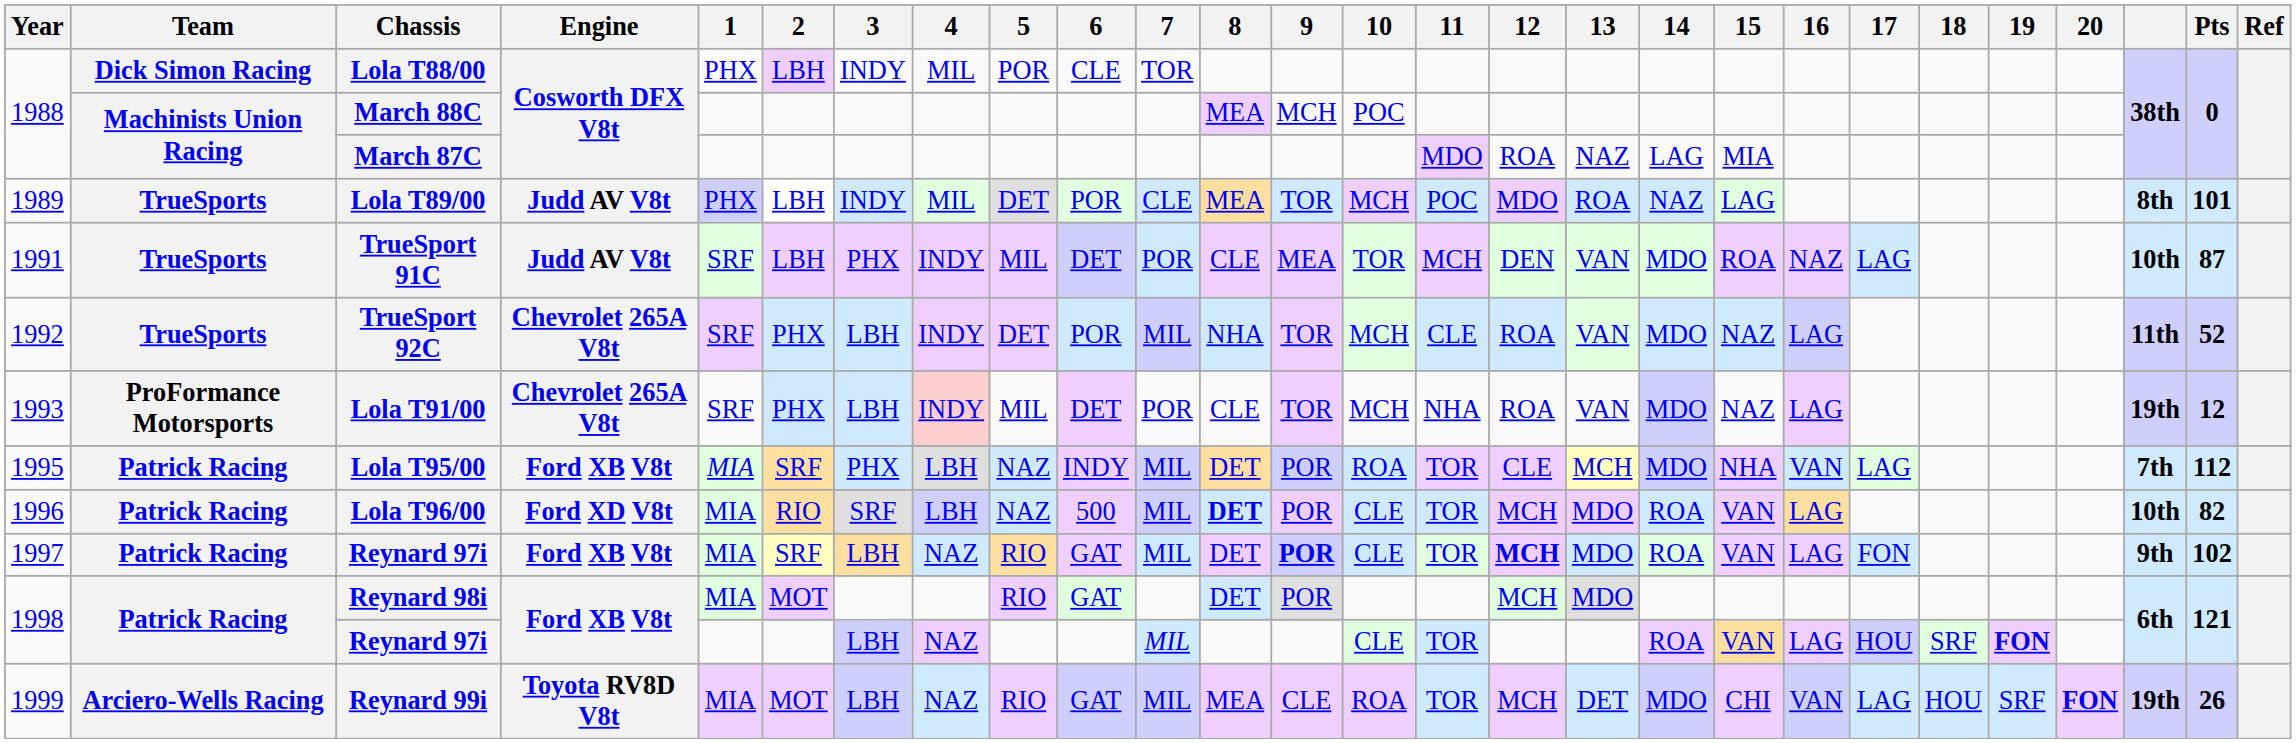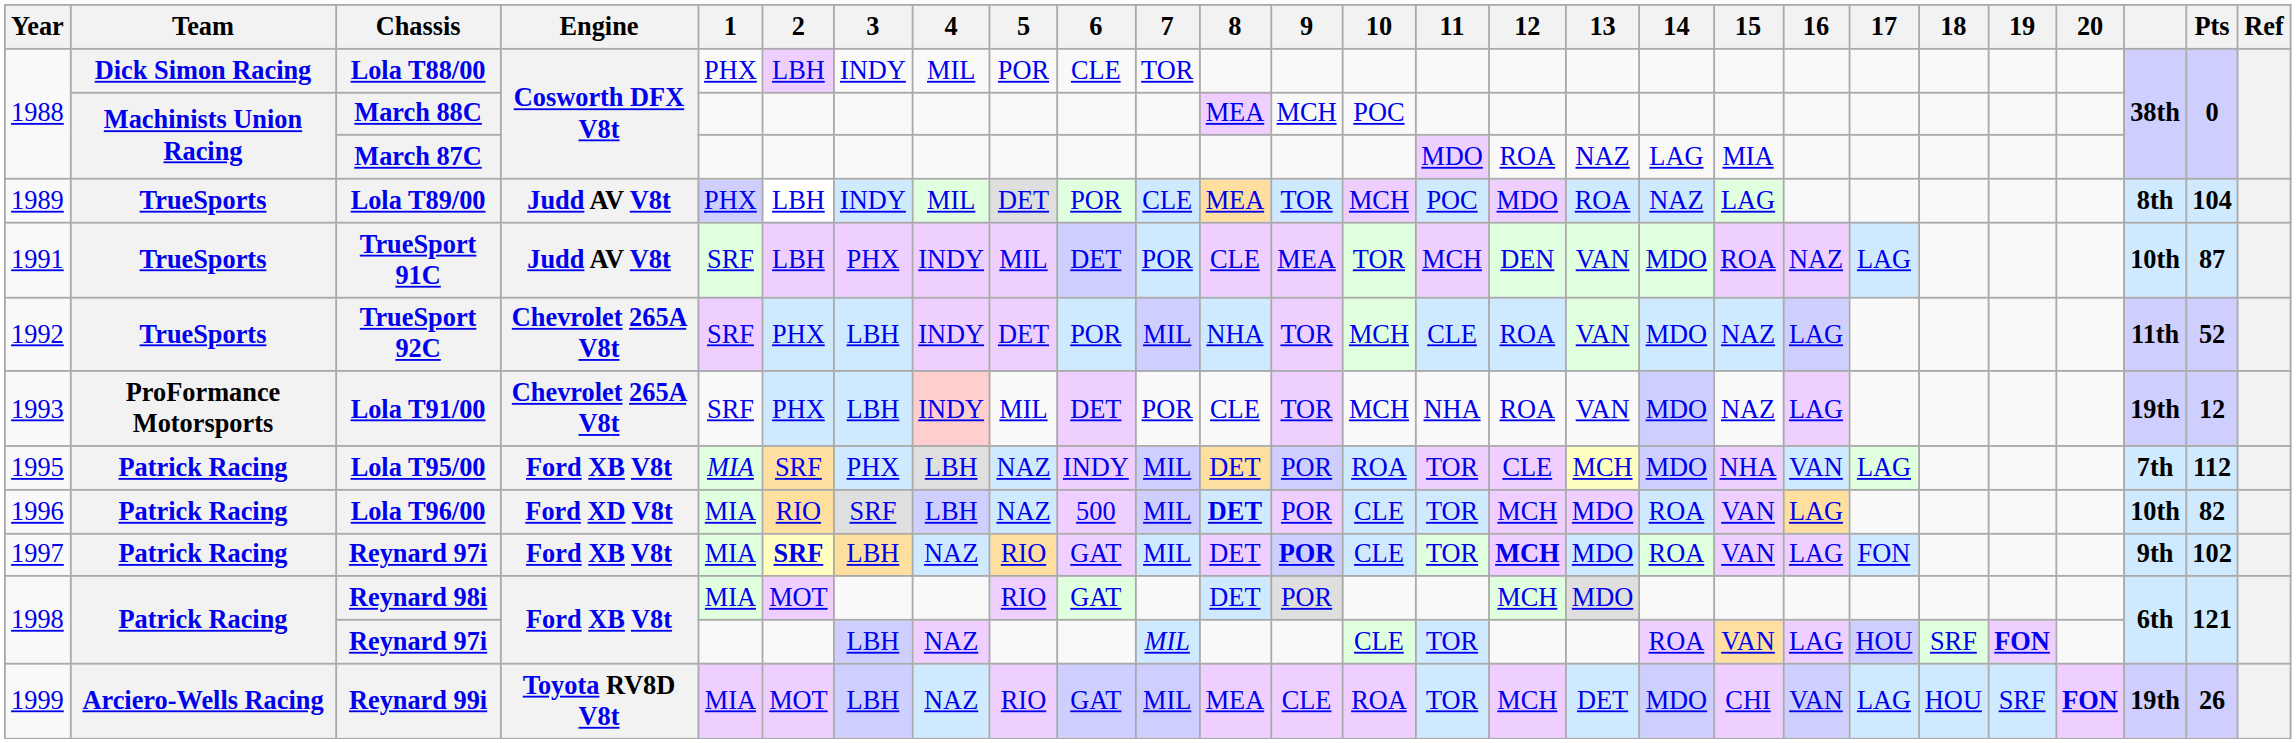(2212, 200) 101 -> (2212, 200) 104
(798, 554) normal -> (798, 554) bold
